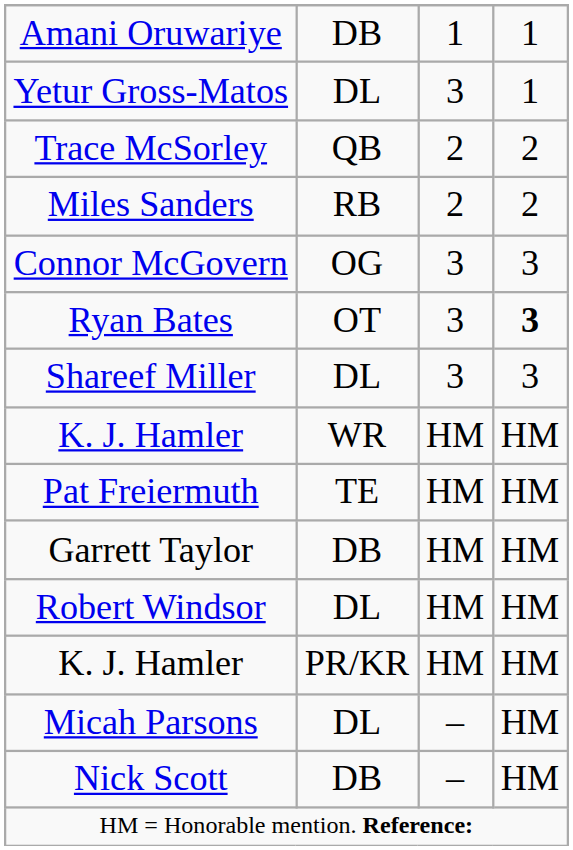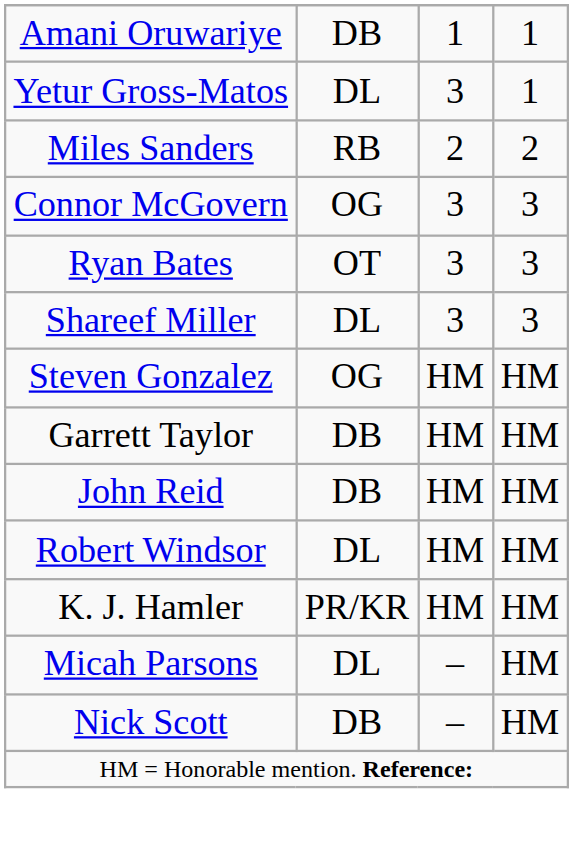- row: (151, 147)
(530, 319) bold -> (530, 262) normal
- row: (151, 434)
- row: (151, 491)
+ row: (151, 377)
+ row: (151, 491)
